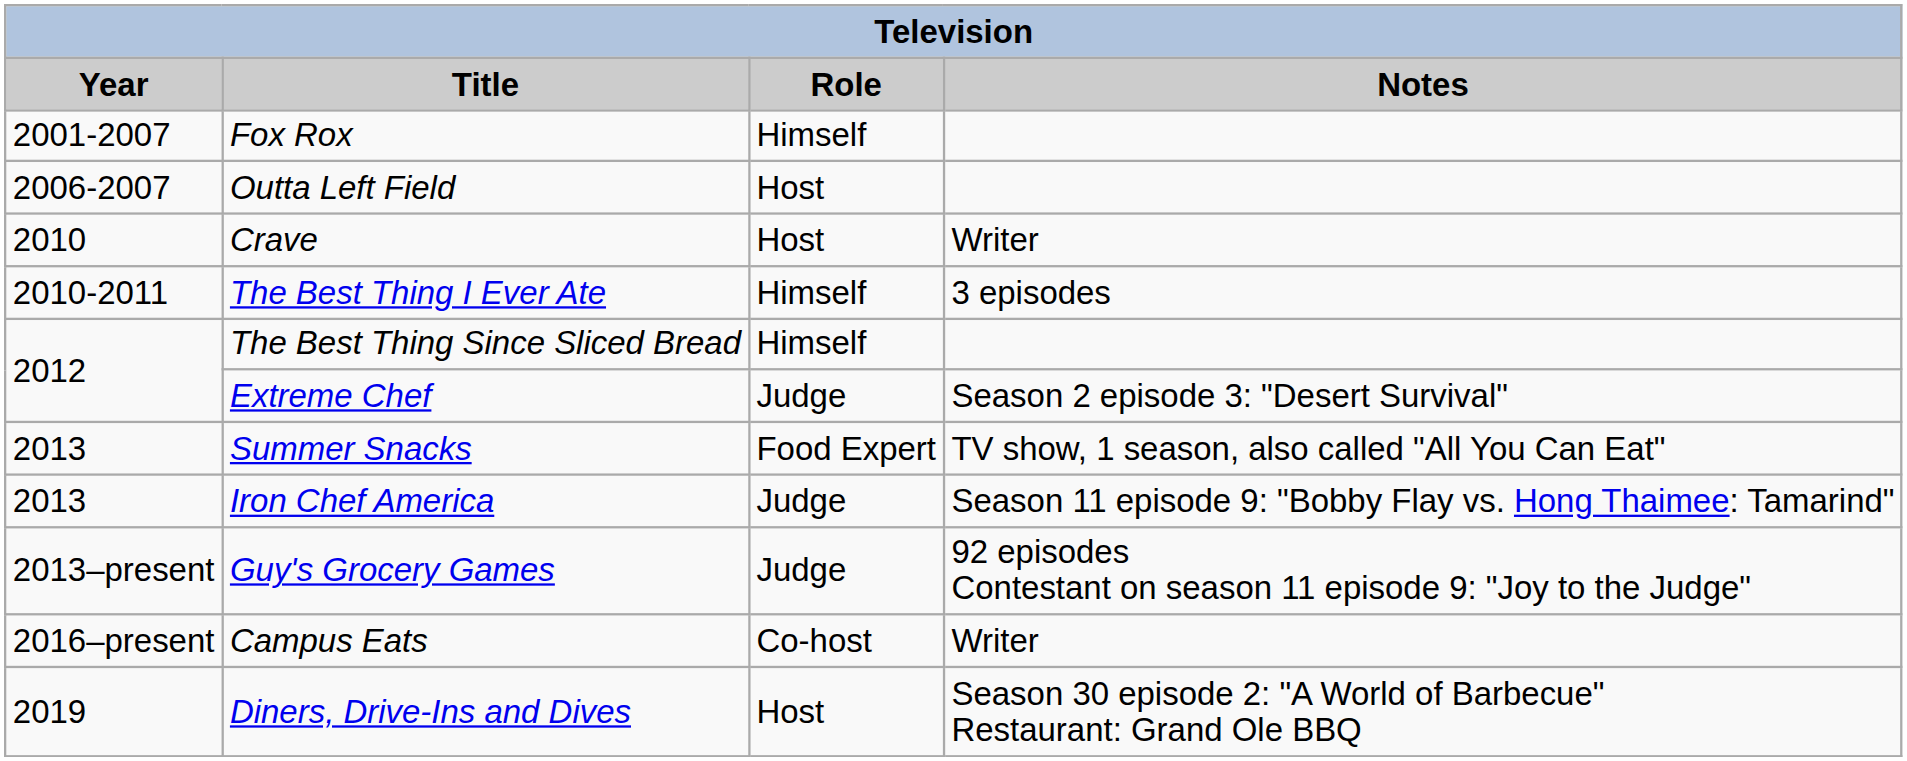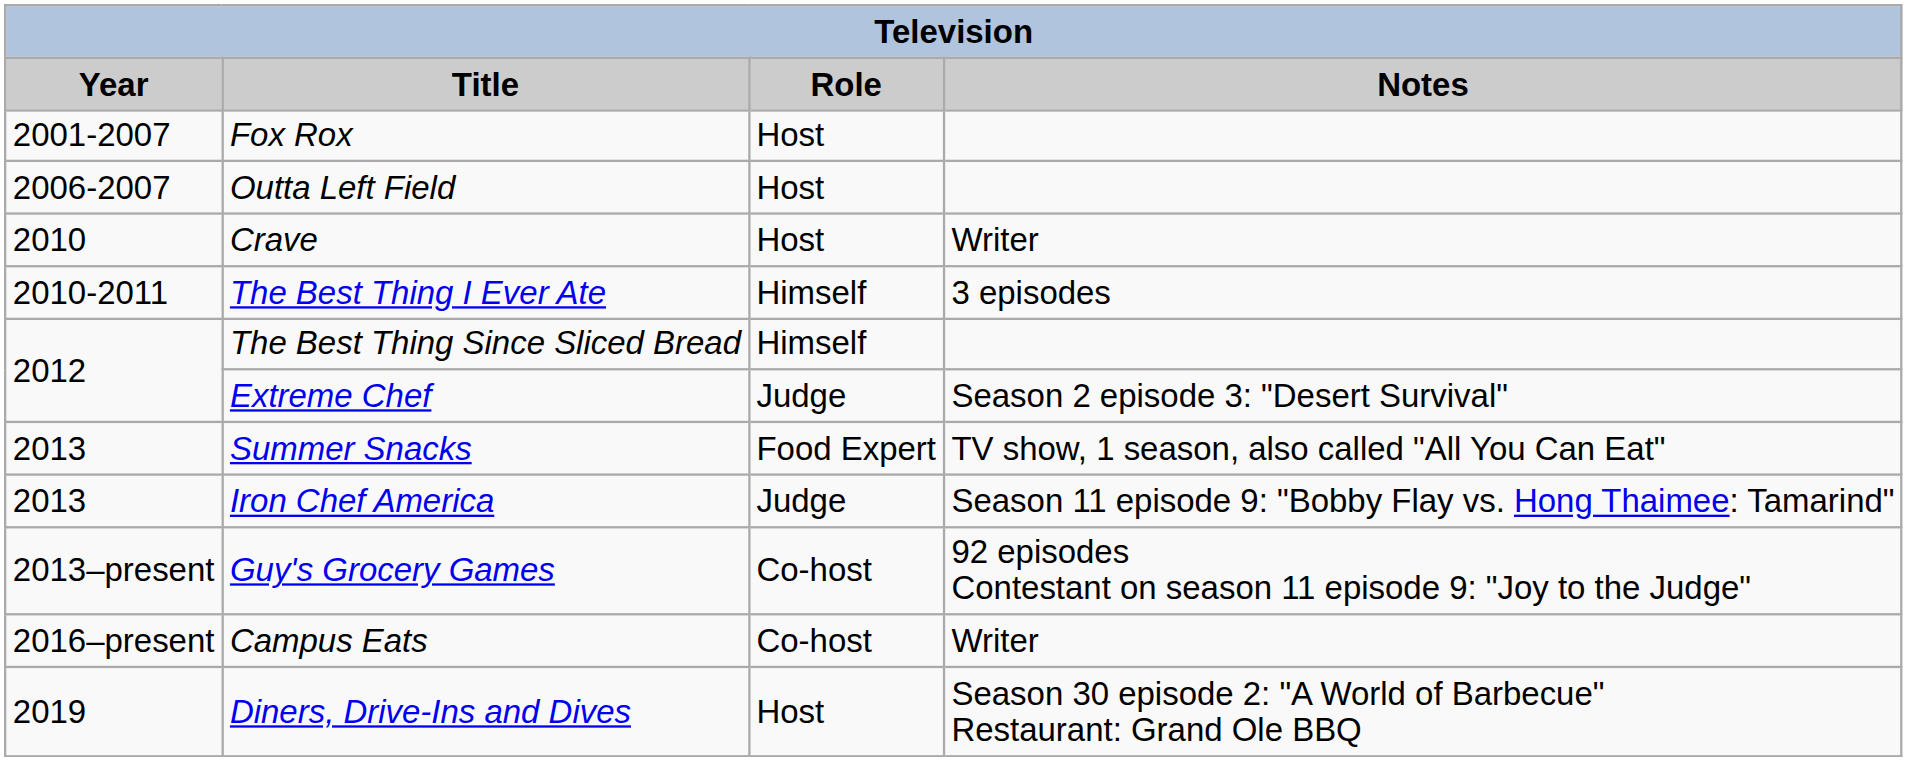(811, 136) Himself -> (790, 136) Host
(801, 571) Judge -> (814, 571) Co-host
